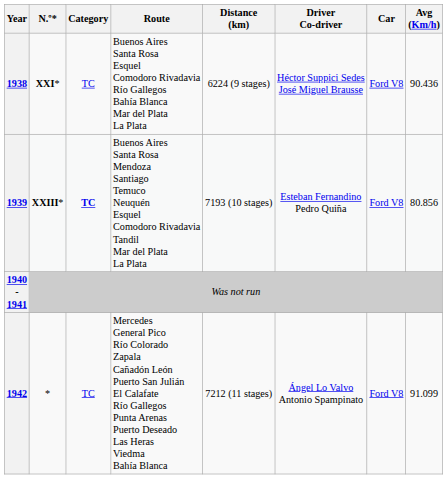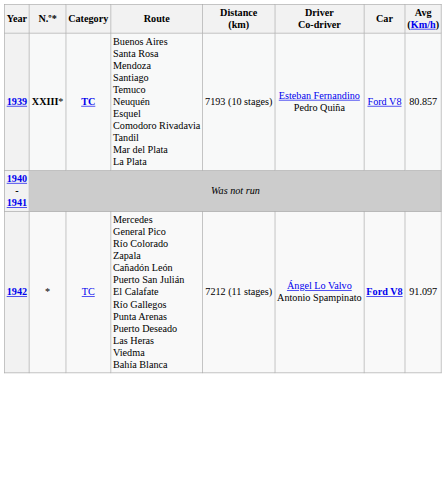- row: (17, 84)
(424, 203) 80.856 -> (423, 102) 80.857
(386, 393) normal -> (384, 292) bold
(424, 393) 91.099 -> (423, 292) 91.097
